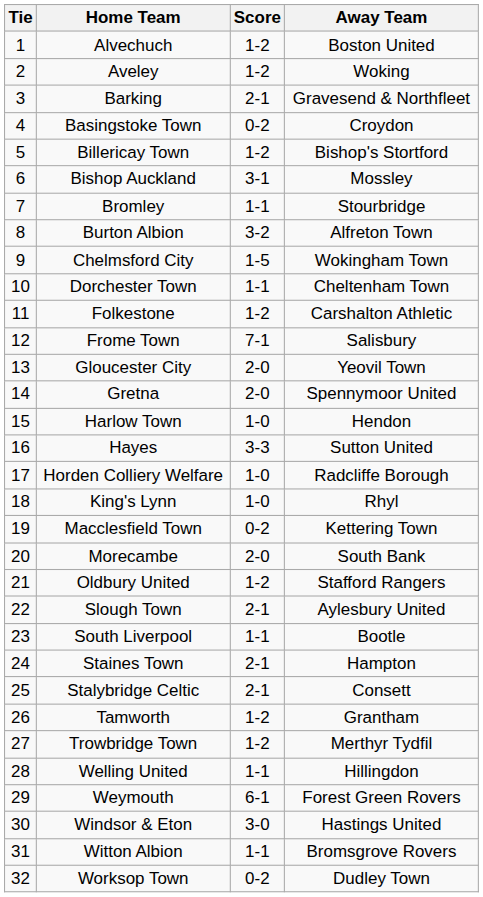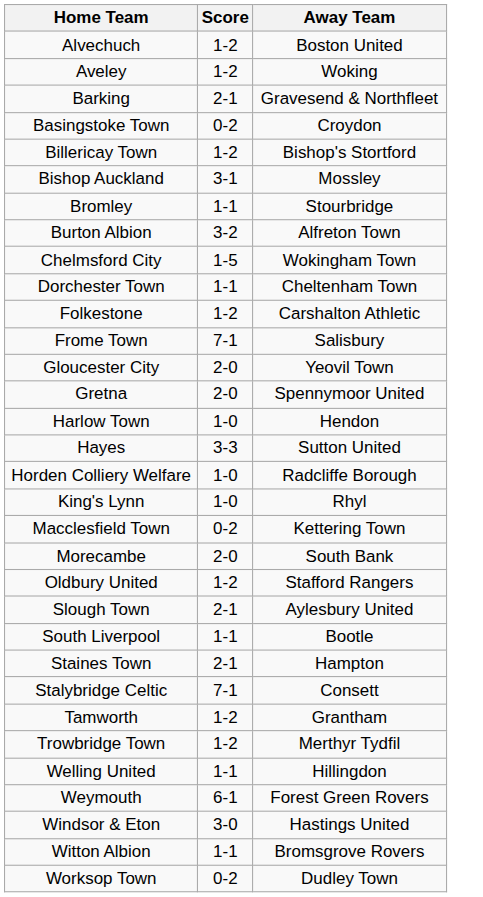- column: (21, 17)
(257, 690) 2-1 -> (225, 690) 7-1
